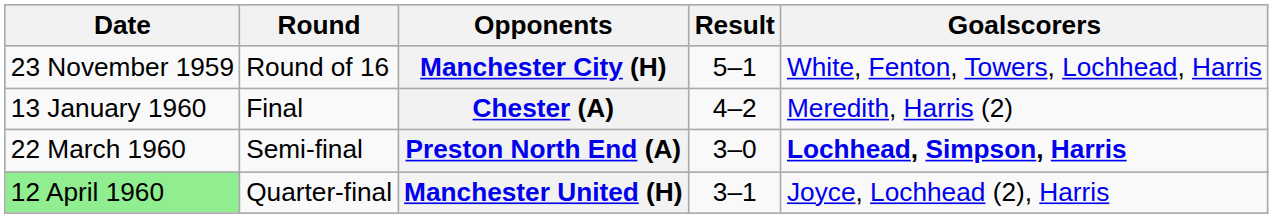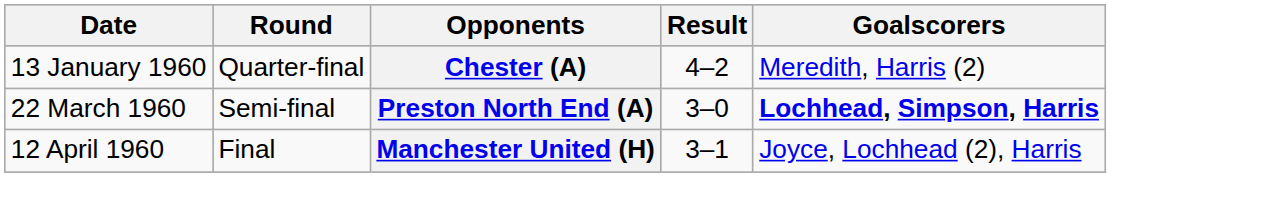- row: (543, 66)
(275, 108) Final -> (291, 66) Quarter-final
(87, 191) lightgreen background -> (87, 150) no background
(319, 191) Quarter-final -> (247, 150) Final
